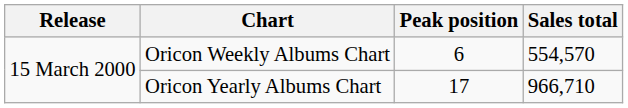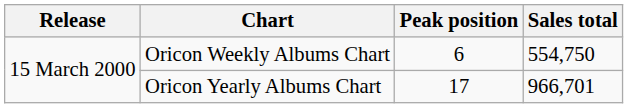(561, 53) 554,570 -> (561, 53) 554,750
(561, 86) 966,710 -> (561, 86) 966,701
